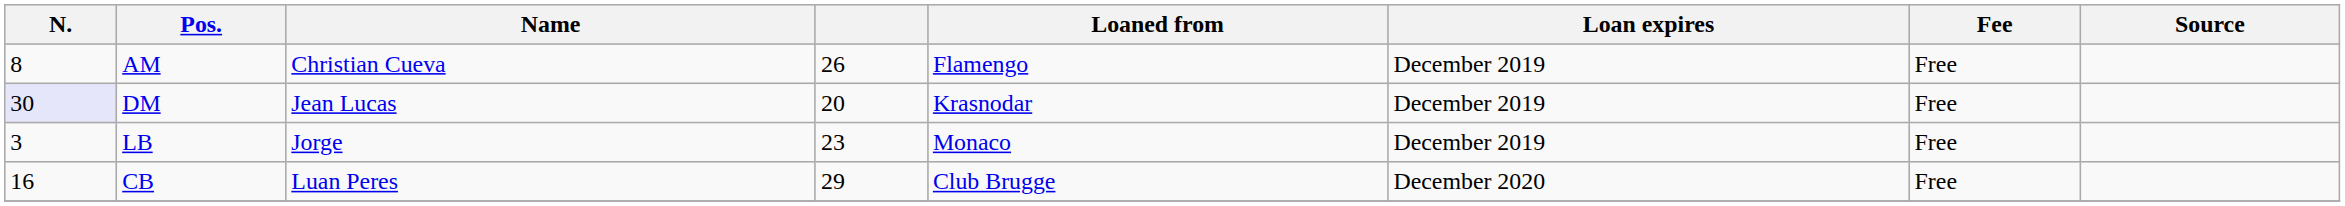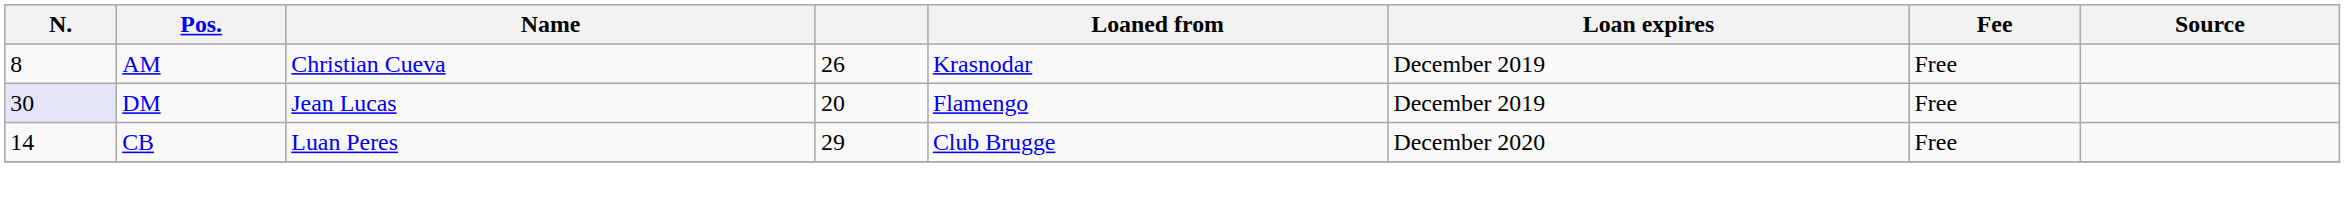(981, 63) Flamengo -> (983, 63) Krasnodar
(983, 103) Krasnodar -> (981, 103) Flamengo
- row: (137, 142)
(22, 181) 16 -> (22, 142) 14
